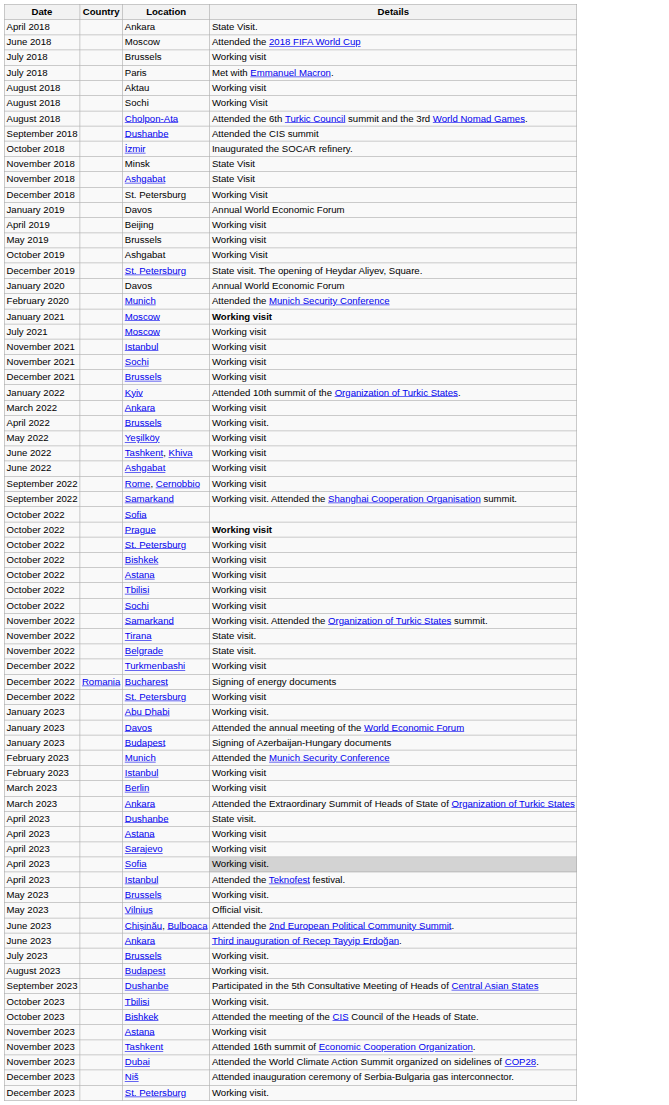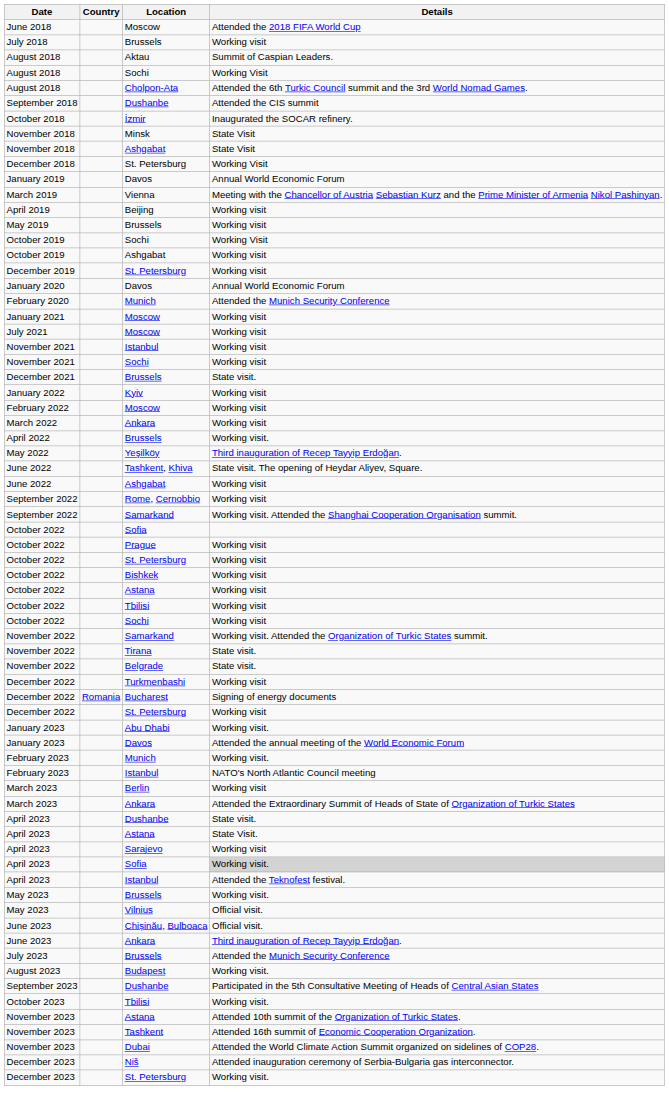- row: (28, 27)
- row: (27, 73)
(239, 88) Working visit -> (272, 57) Summit of Caspian Leaders.
+ row: (32, 194)
+ row: (36, 240)
(240, 255) Working Visit -> (239, 255) Working visit
(317, 270) State visit. The opening of Heydar Aliyev, Square. -> (239, 270) Working visit
(242, 316) bold -> (239, 316) normal
(239, 377) Working visit -> (234, 377) State visit.
(336, 392) Attended 10th summit of the Organization of Turkic States. -> (239, 392) Working visit
+ row: (38, 407)
(239, 438) Working visit -> (307, 453) Third inauguration of Recep Tayyip Erdoğan.
(239, 453) Working visit -> (317, 468) State visit. The opening of Heydar Aliyev, Square.
(242, 529) bold -> (239, 544) normal
- row: (36, 742)
(301, 758) Attended the Munich Security Conference -> (240, 758) Working visit.
(239, 773) Working visit -> (294, 773) NATO's North Atlantic Council meeting
(239, 834) Working visit -> (235, 834) State Visit.
(333, 925) Attended the 2nd European Political Community Summit. -> (237, 925) Official visit.
(240, 956) Working visit. -> (301, 956) Attended the Munich Security Conference
- row: (36, 1016)
(239, 1032) Working visit -> (336, 1016) Attended 10th summit of the Organization of Turkic States.
